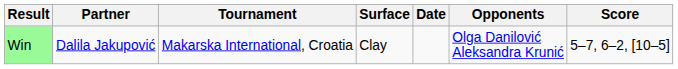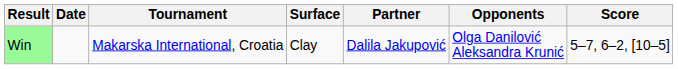columns swapped: (431, 15) <-> (106, 15)
